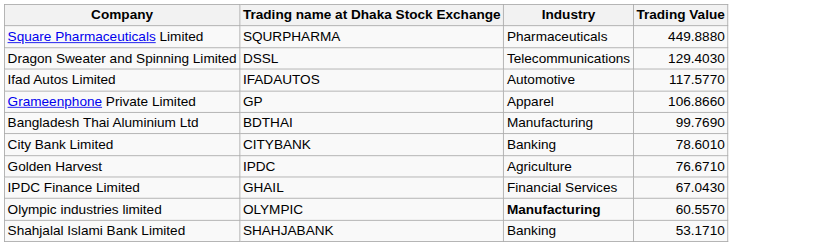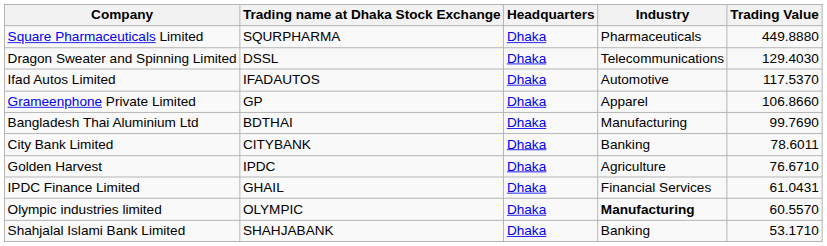+ column: (551, 15)
(697, 79) 117.5770 -> (791, 79) 117.5370
(700, 144) 78.6010 -> (795, 144) 78.6011
(700, 187) 67.0430 -> (794, 187) 61.0431
